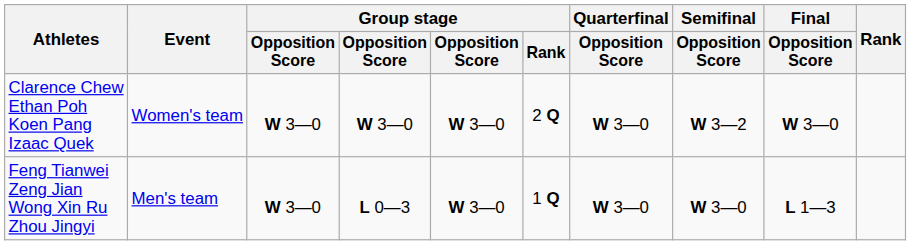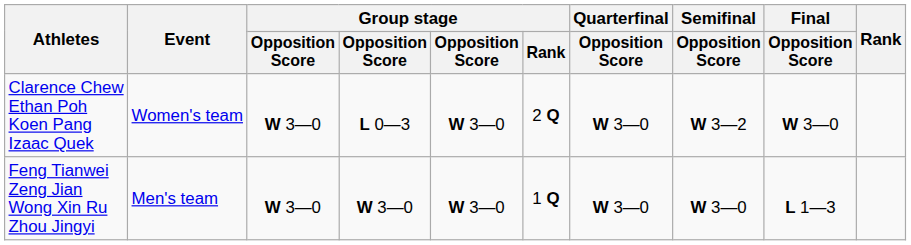(385, 125) W 3―0 -> (385, 125) L 0―3
(385, 208) L 0―3 -> (385, 208) W 3―0
